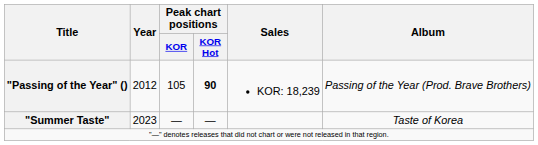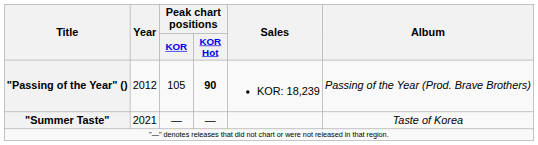(145, 120) 2023 -> (145, 120) 2021
